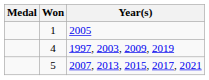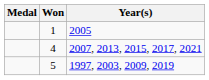(122, 48) 1997, 2003, 2009, 2019 -> (135, 48) 2007, 2013, 2015, 2017, 2021
(135, 65) 2007, 2013, 2015, 2017, 2021 -> (122, 65) 1997, 2003, 2009, 2019
